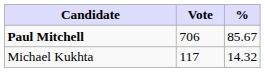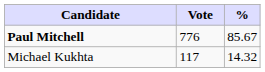(190, 36) 706 -> (190, 36) 776
